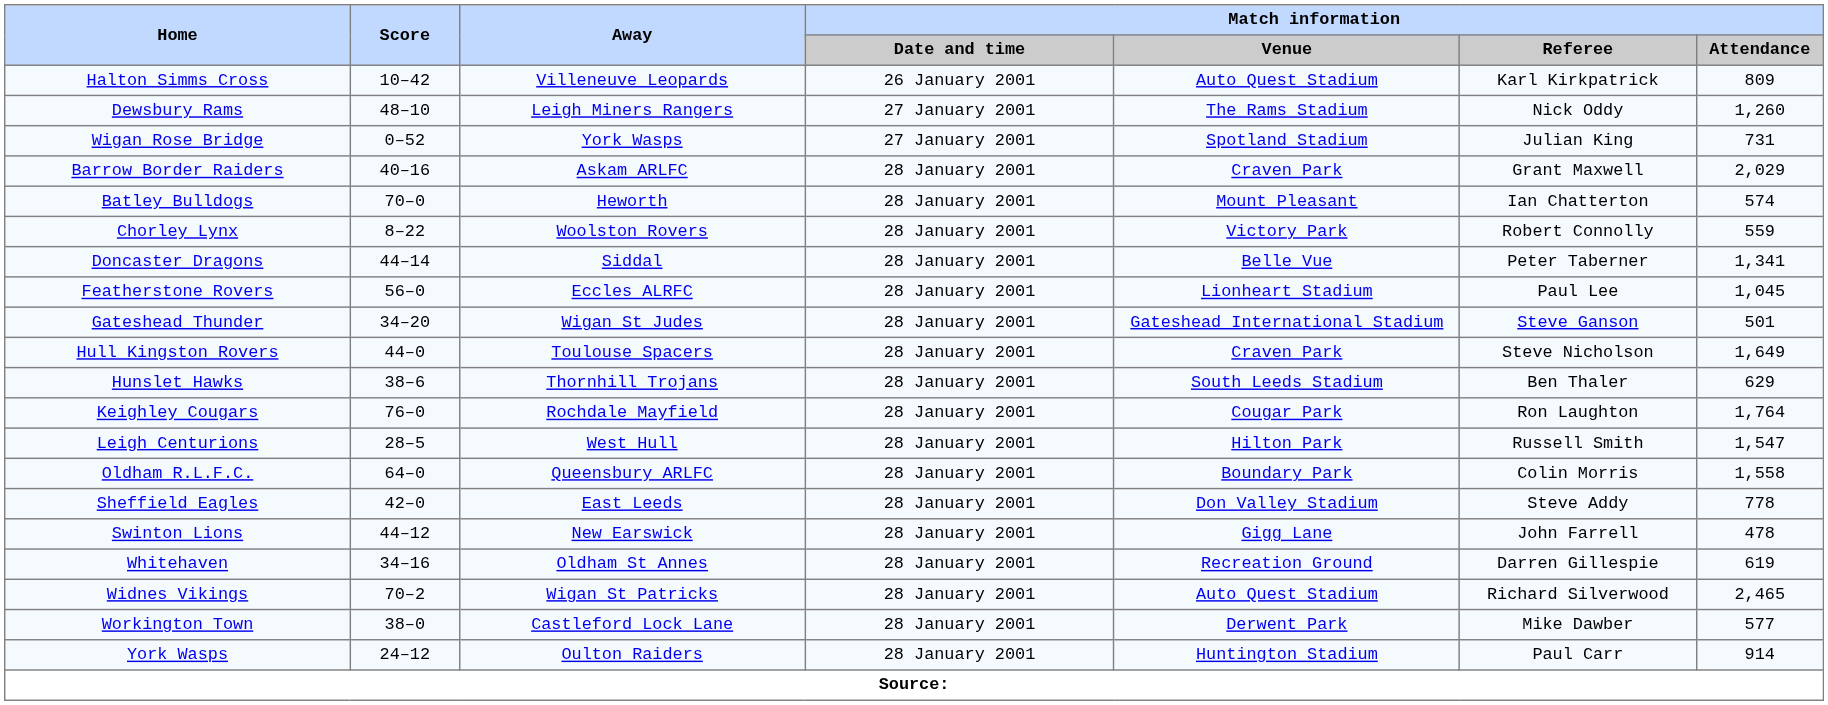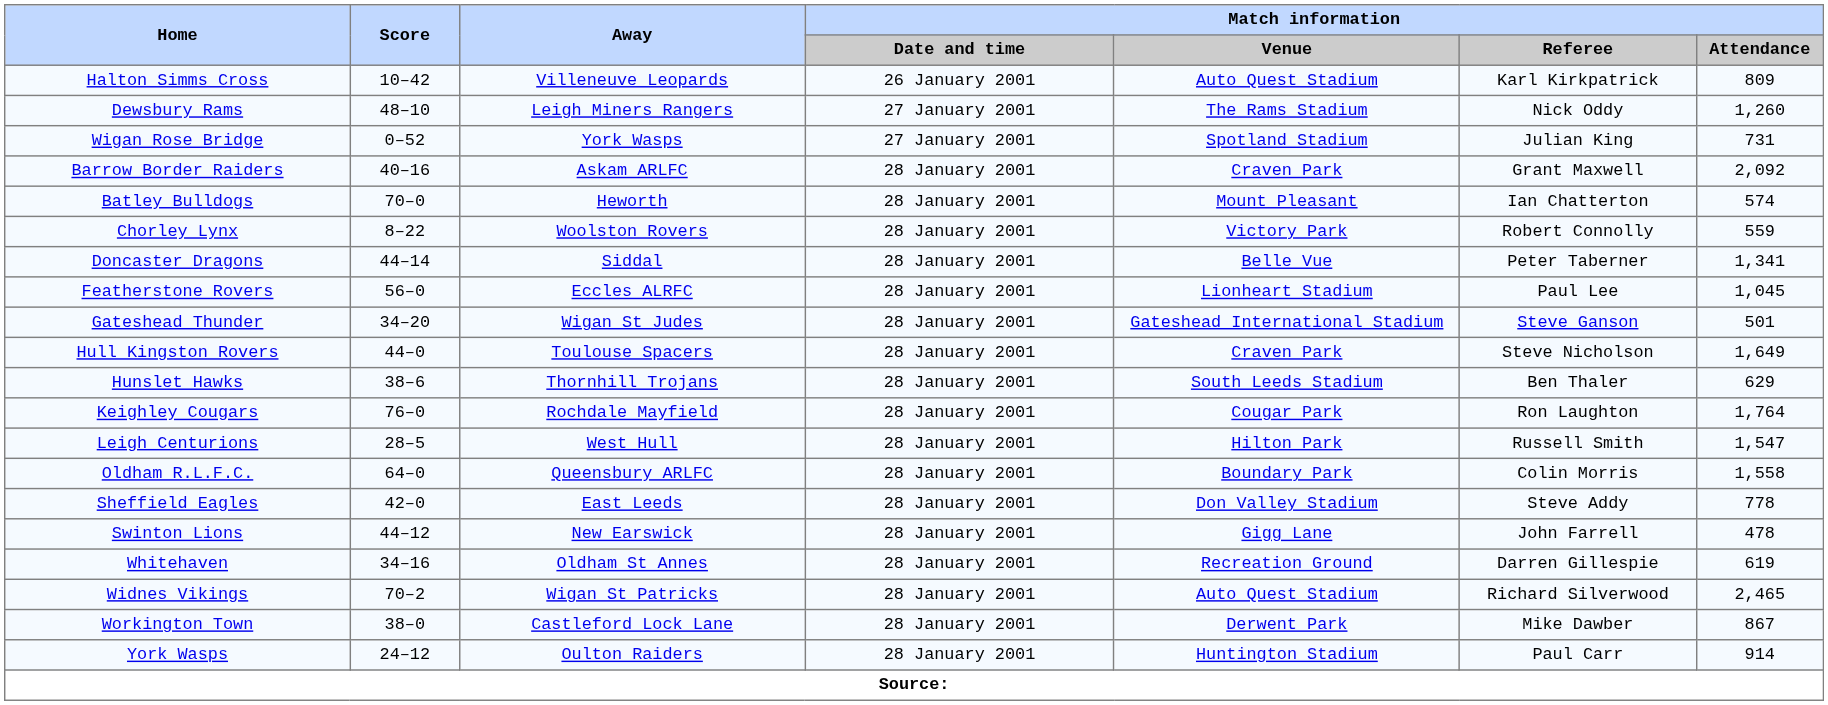(1760, 171) 2,029 -> (1760, 171) 2,092
(1760, 625) 577 -> (1760, 625) 867
